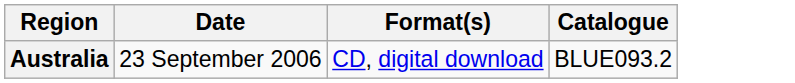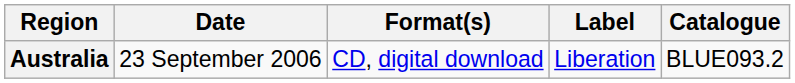+ column: (605, 22)
